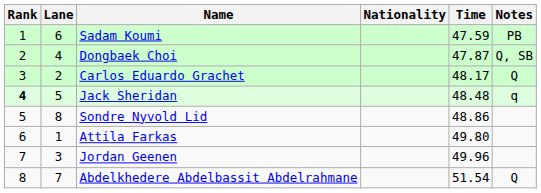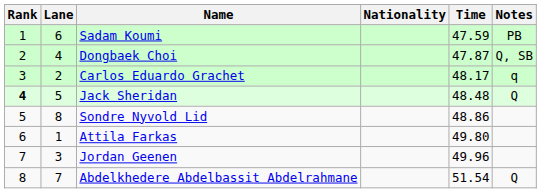(514, 76) Q -> (514, 76) q
(514, 96) q -> (514, 96) Q
